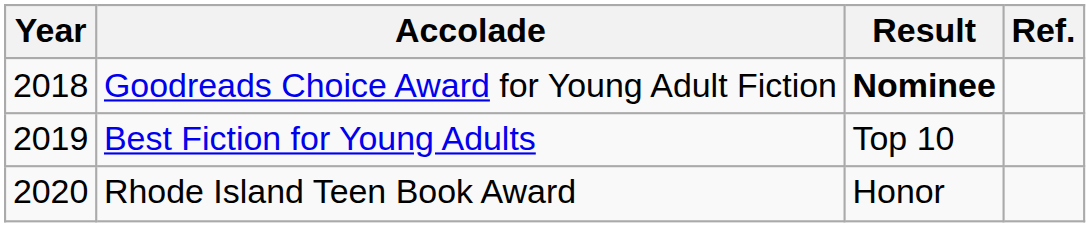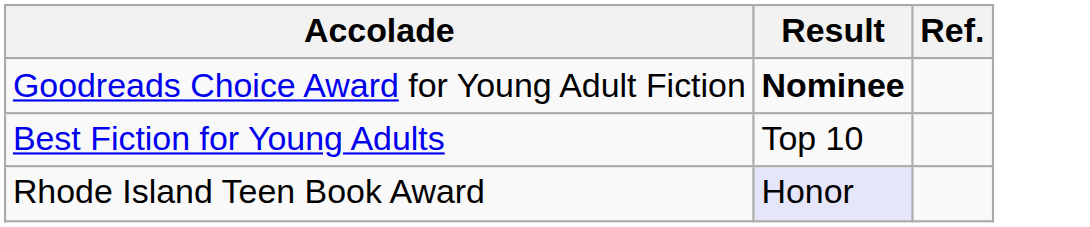- column: (51, 31)
(899, 192) no background -> (808, 192) lavender background
